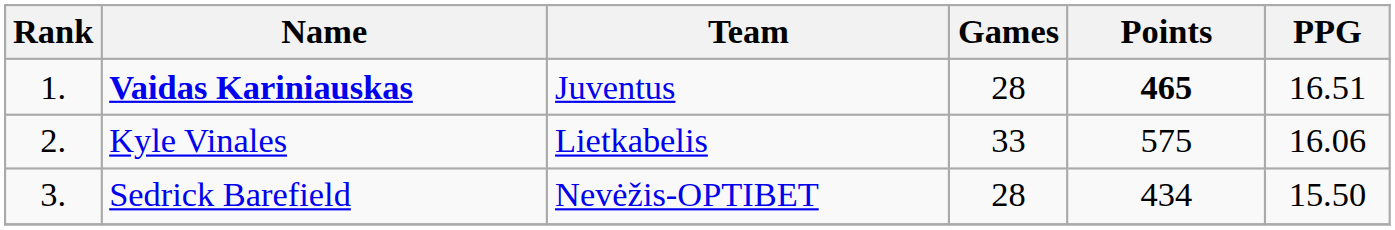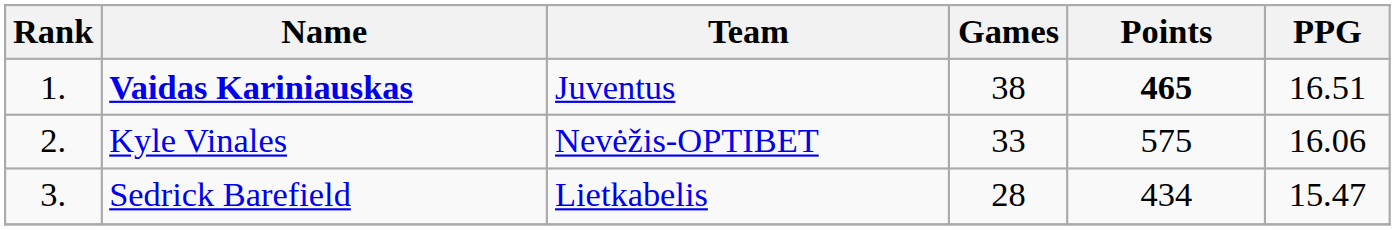(1009, 86) 28 -> (1009, 86) 38
(631, 140) Lietkabelis -> (687, 140) Nevėžis-OPTIBET
(687, 195) Nevėžis-OPTIBET -> (631, 195) Lietkabelis
(1327, 195) 15.50 -> (1327, 195) 15.47
